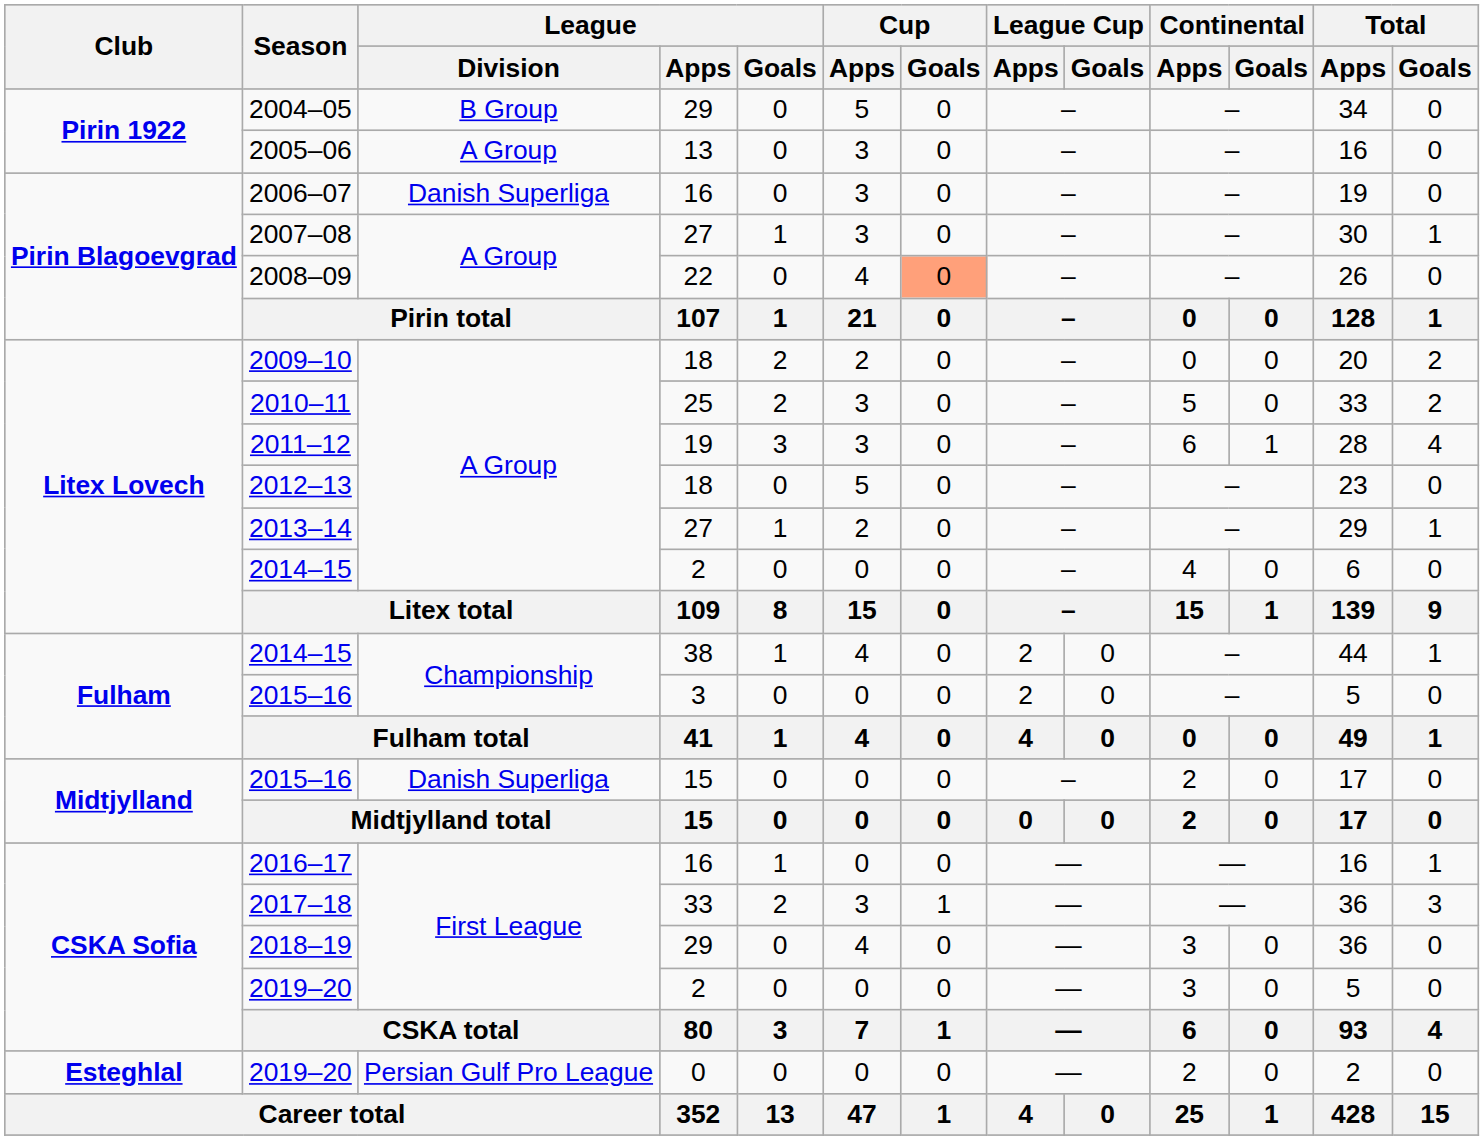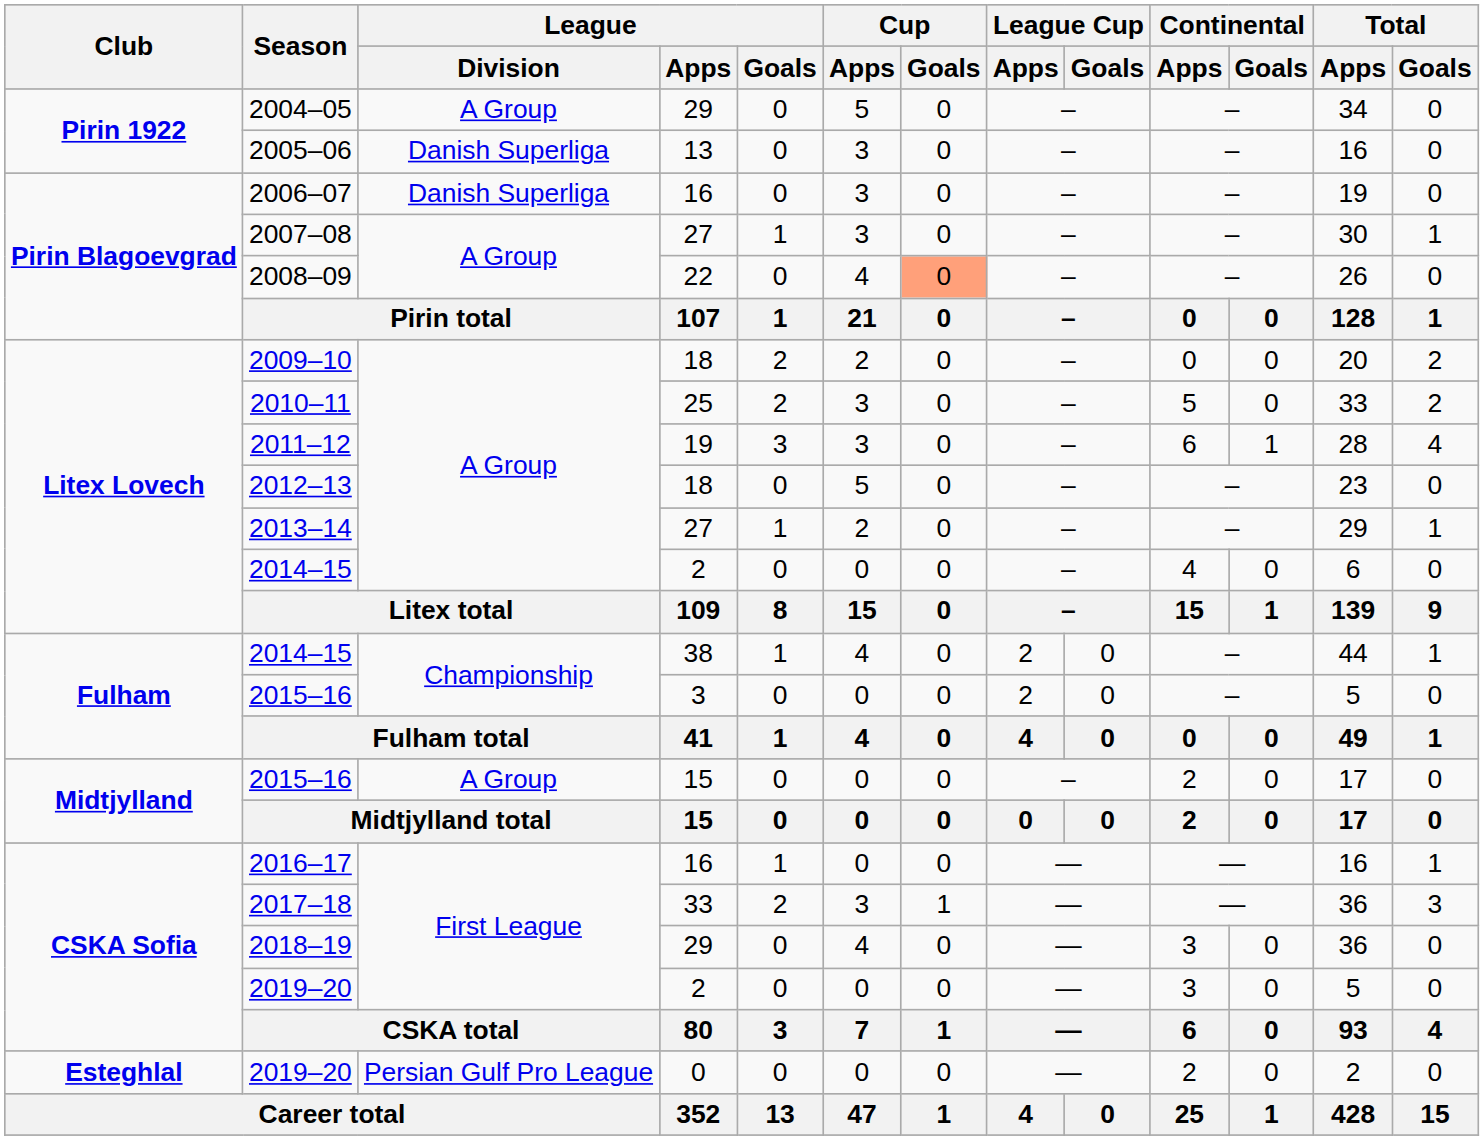(509, 109) B Group -> (509, 109) A Group
(509, 151) A Group -> (509, 151) Danish Superliga
(509, 779) Danish Superliga -> (509, 779) A Group
